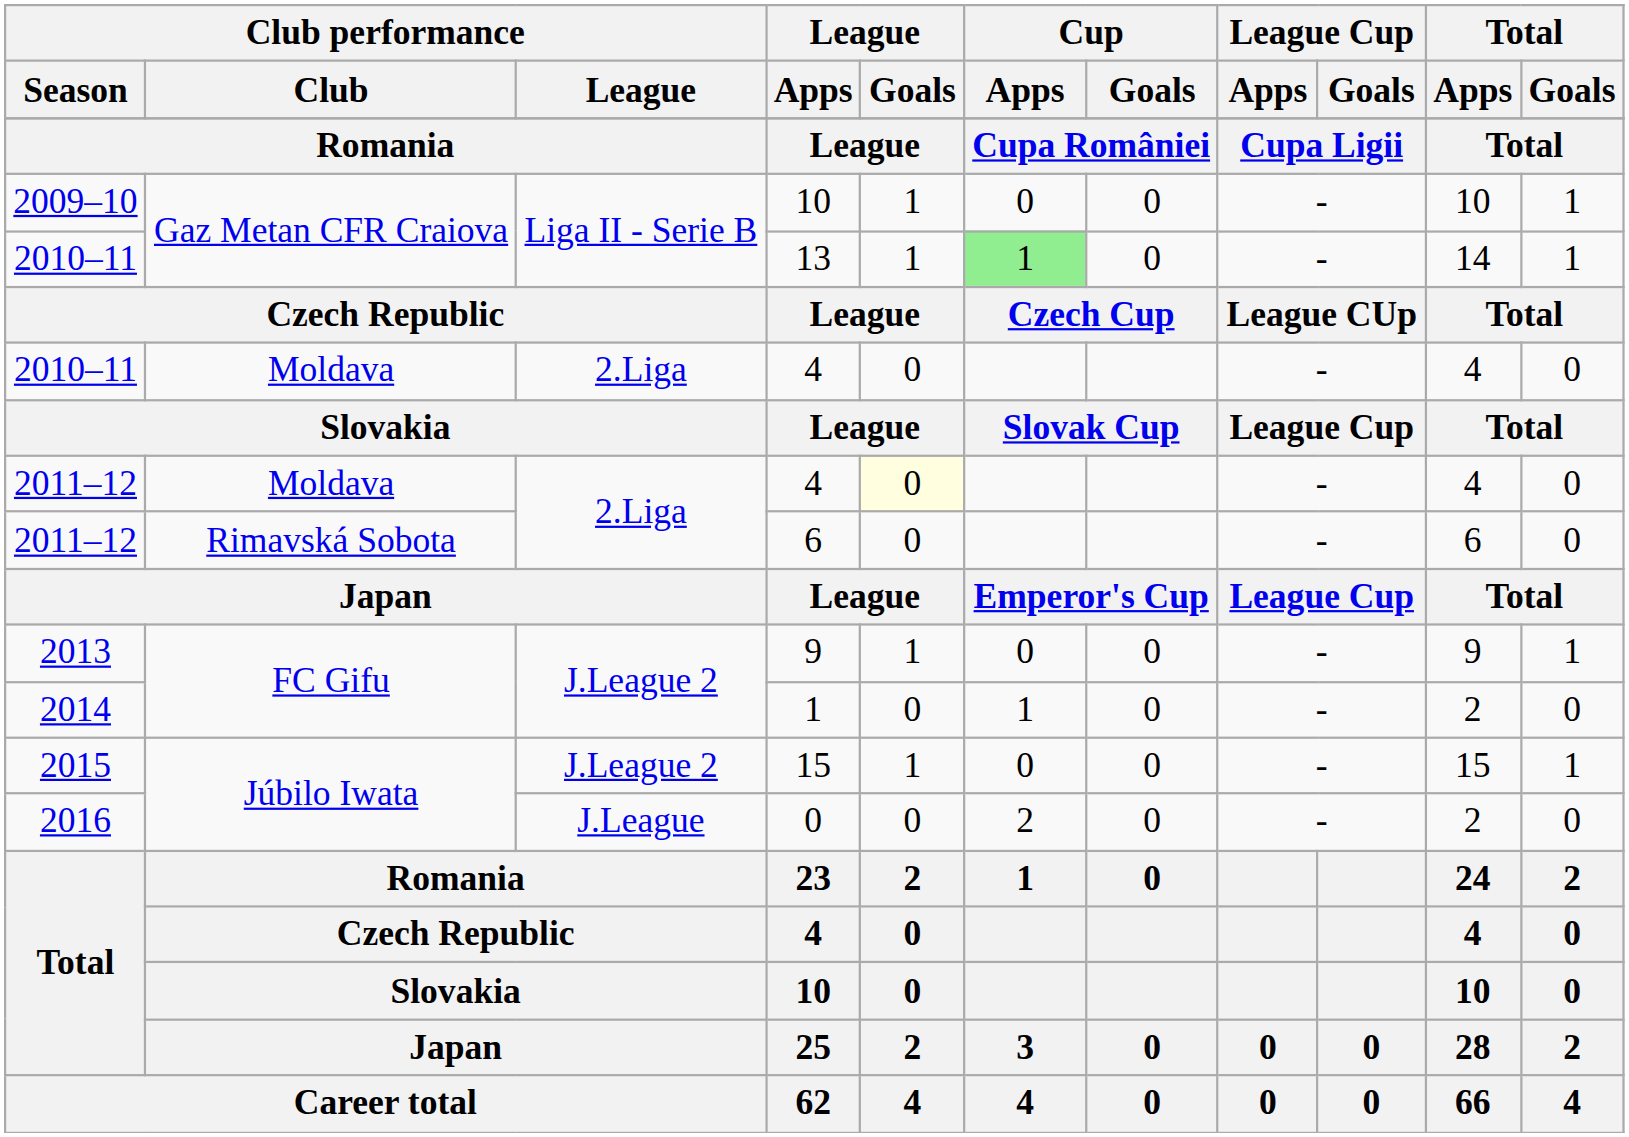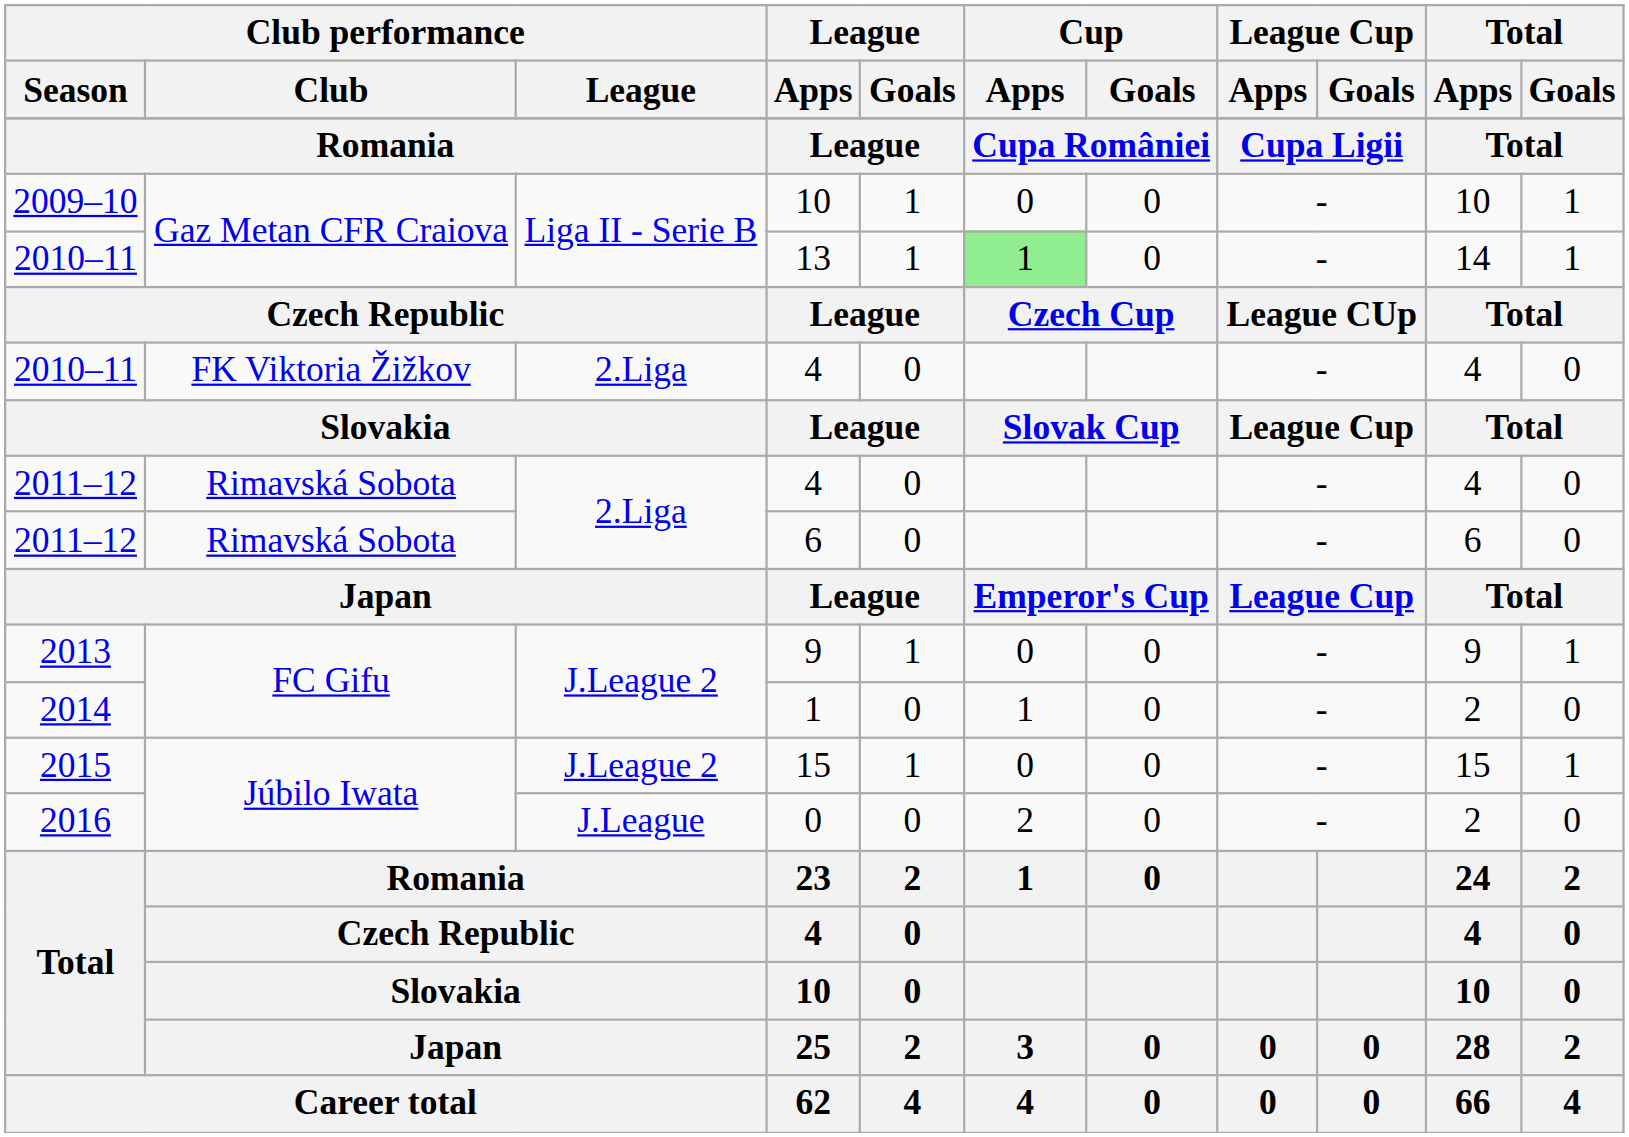(331, 370) Moldava -> (331, 370) FK Viktoria Žižkov
(331, 483) Moldava -> (331, 483) Rimavská Sobota
(912, 483) lightyellow background -> (912, 483) no background
